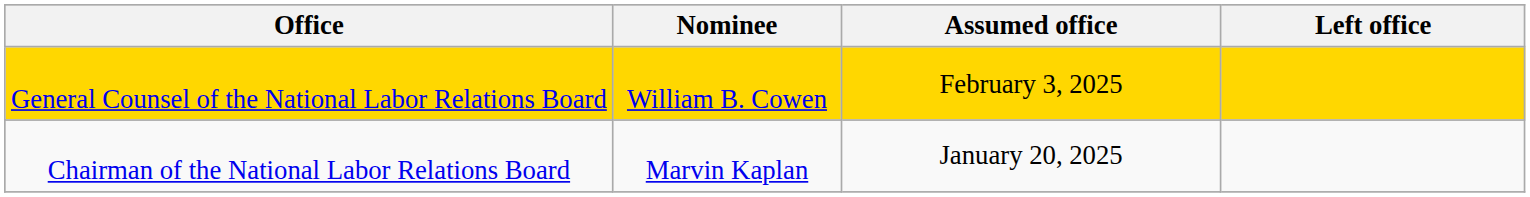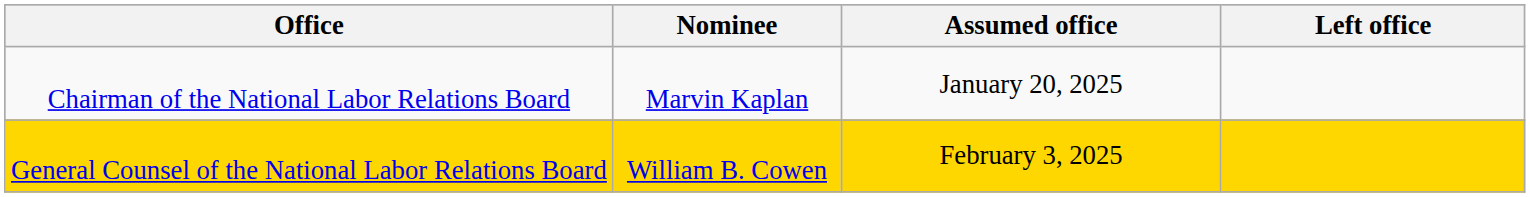rows swapped: (309, 170) <-> (309, 98)
